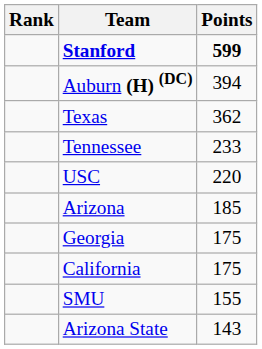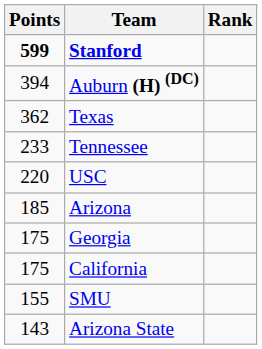columns swapped: (31, 19) <-> (227, 19)
